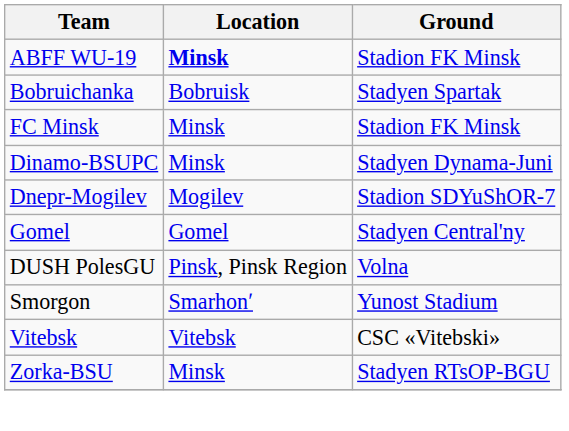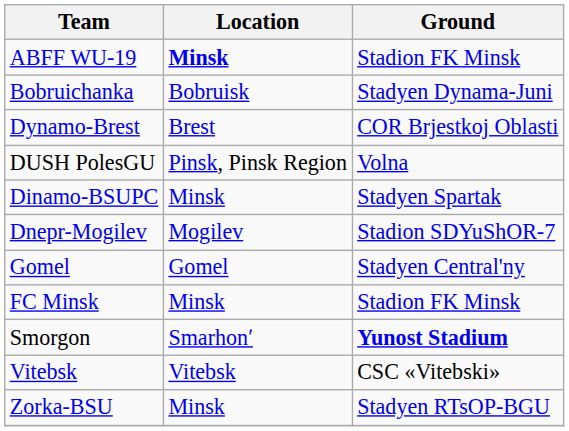(429, 92) Stadyen Spartak -> (455, 92) Stadyen Dynama-Juni
+ row: (75, 127)
rows swapped: (82, 267) <-> (54, 127)
(455, 162) Stadyen Dynama-Juni -> (429, 197) Stadyen Spartak
(427, 302) normal -> (433, 337) bold
